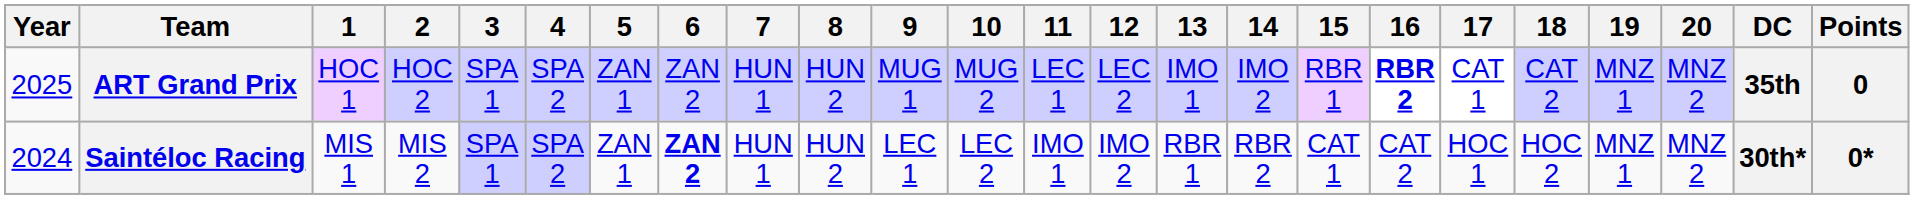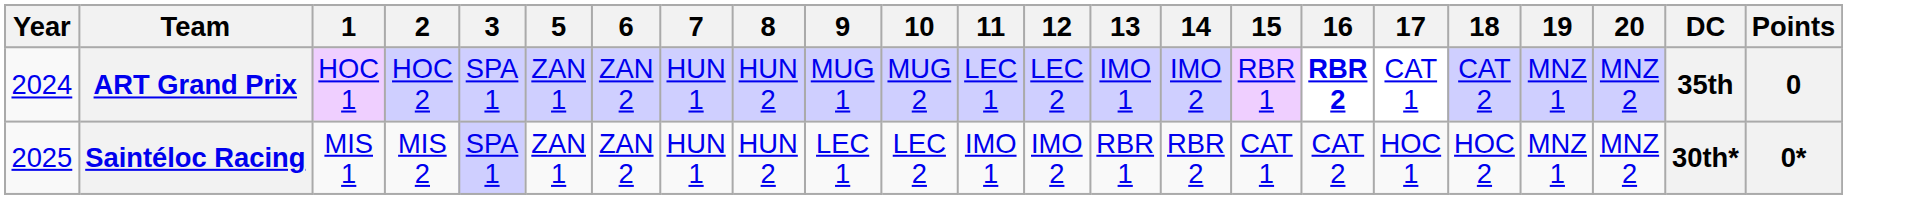- column: (558, 26)
(42, 84) 2025 -> (42, 84) 2024
(42, 158) 2024 -> (42, 158) 2025
(693, 158) bold -> (626, 158) normal
